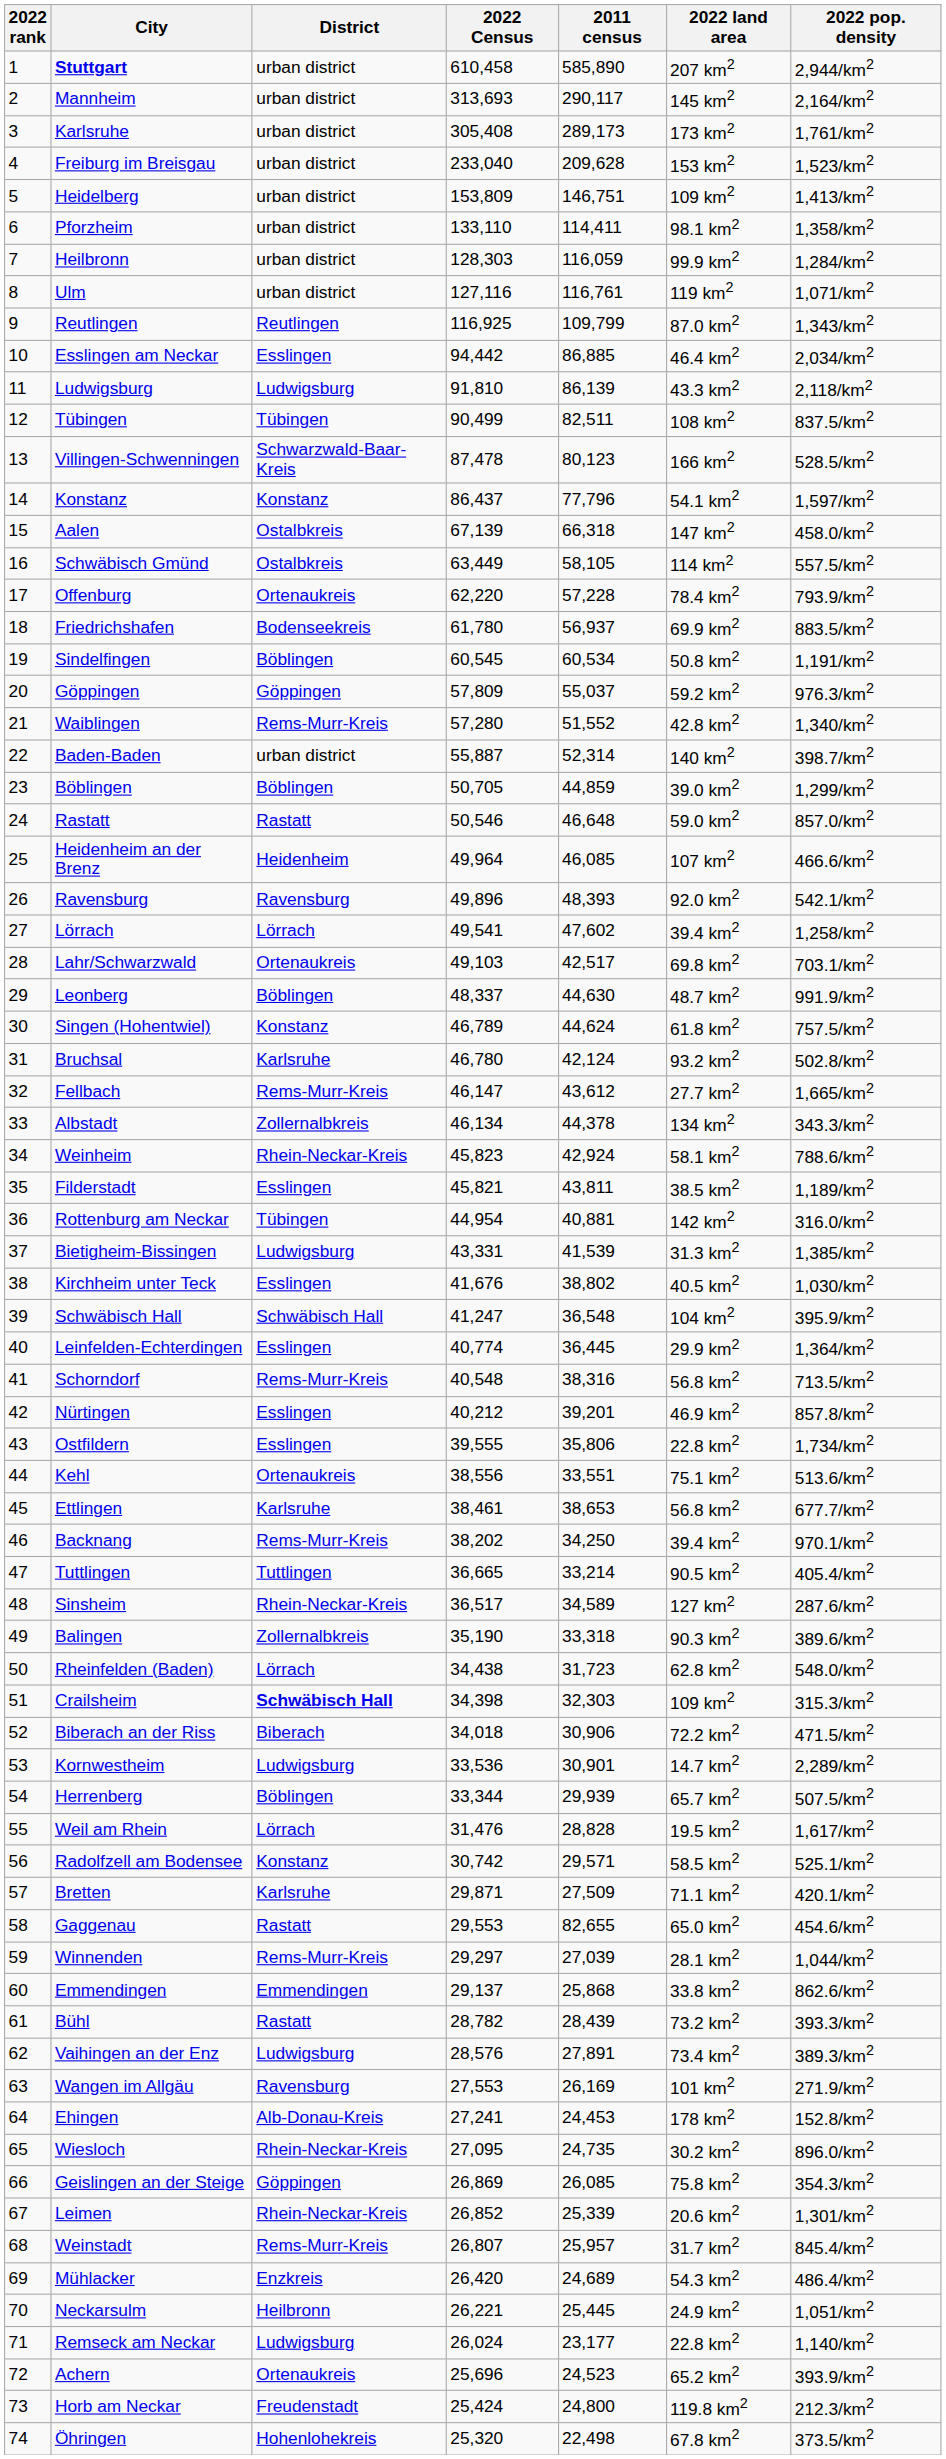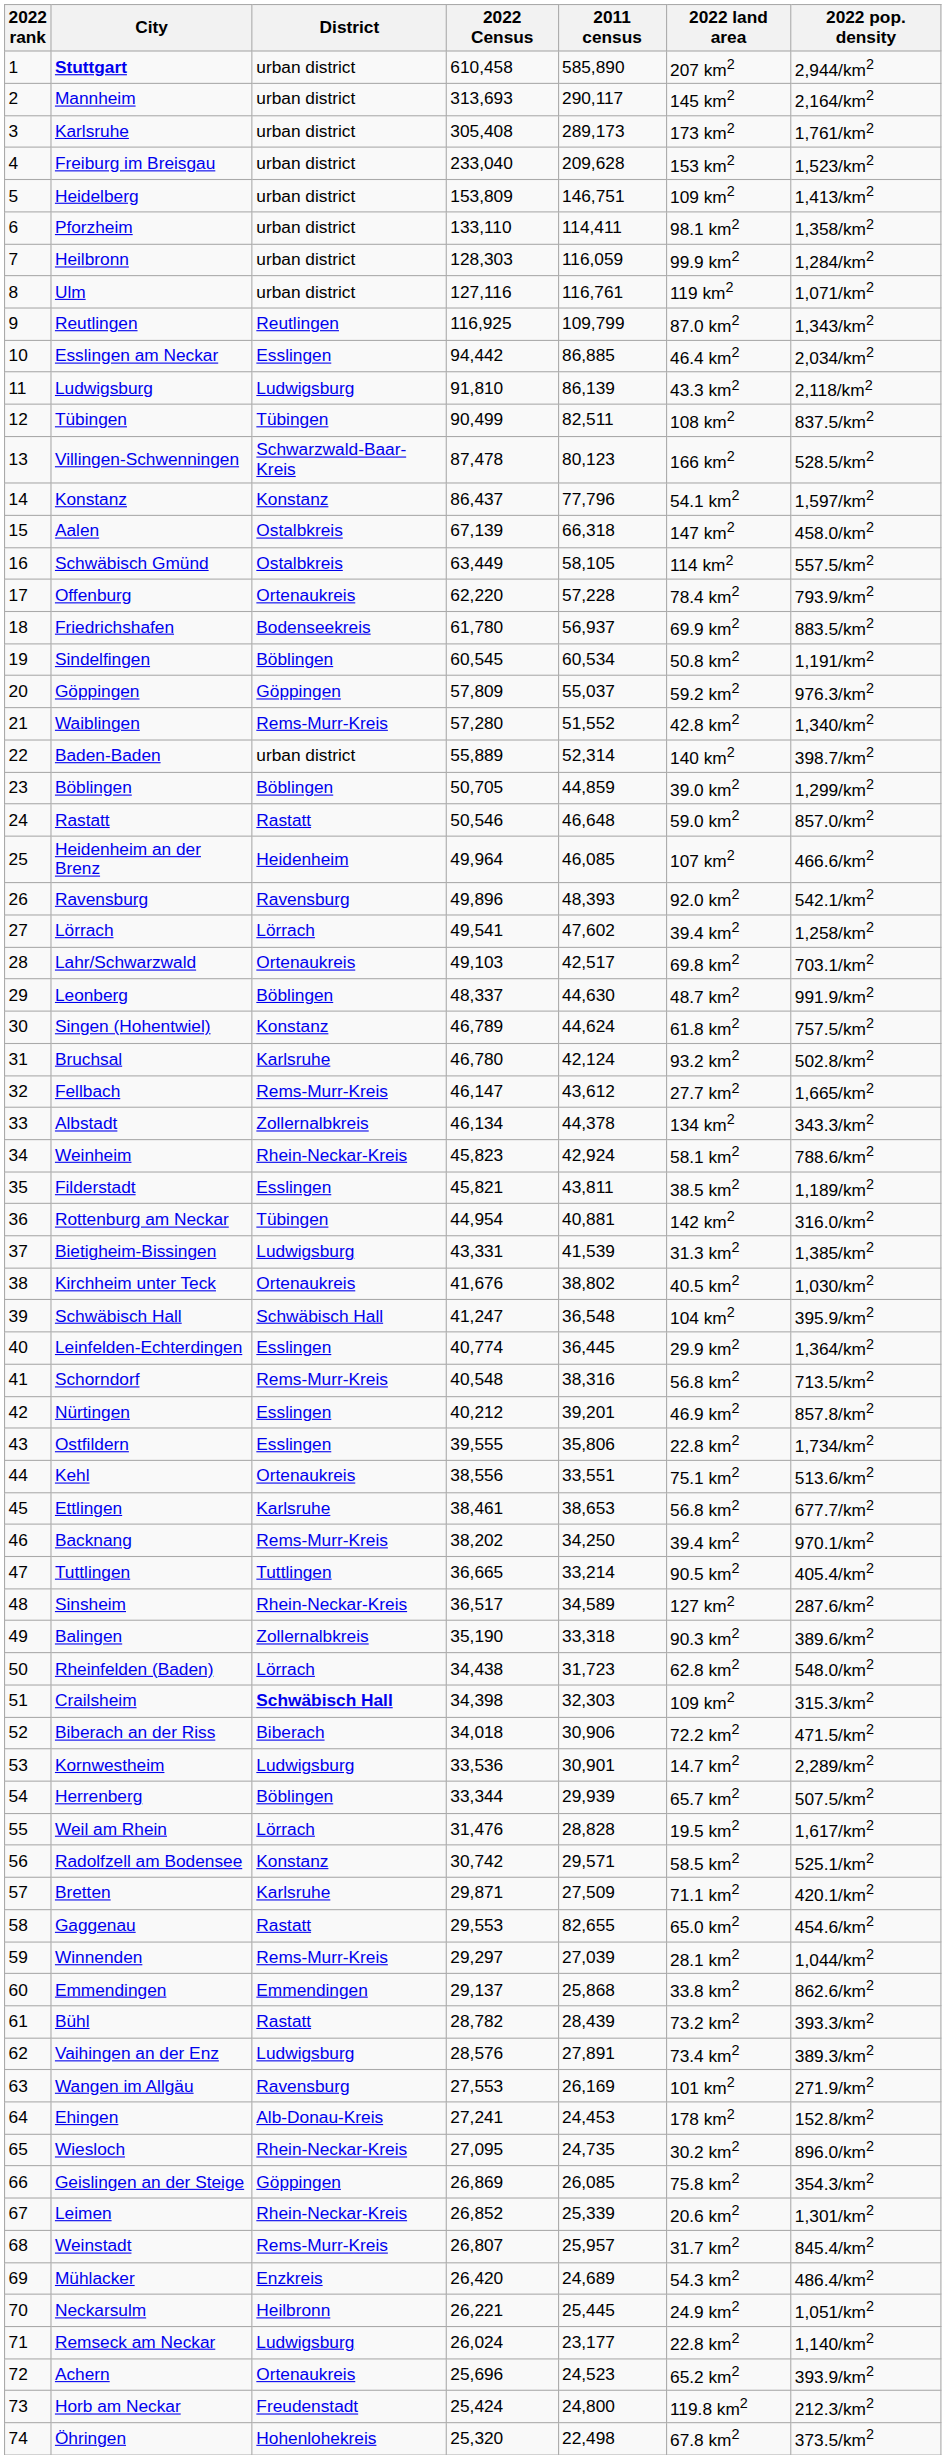(477, 755) 55,887 -> (477, 755) 55,889
(294, 1283) Esslingen -> (306, 1283) Ortenaukreis
